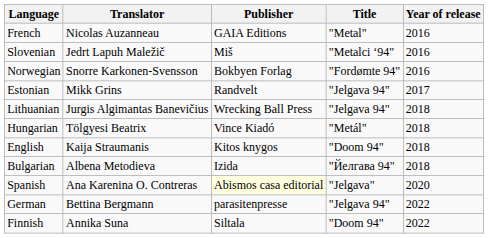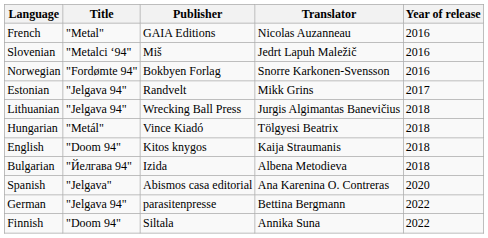columns swapped: (365, 14) <-> (137, 14)
(269, 185) lightyellow background -> (198, 185) no background
